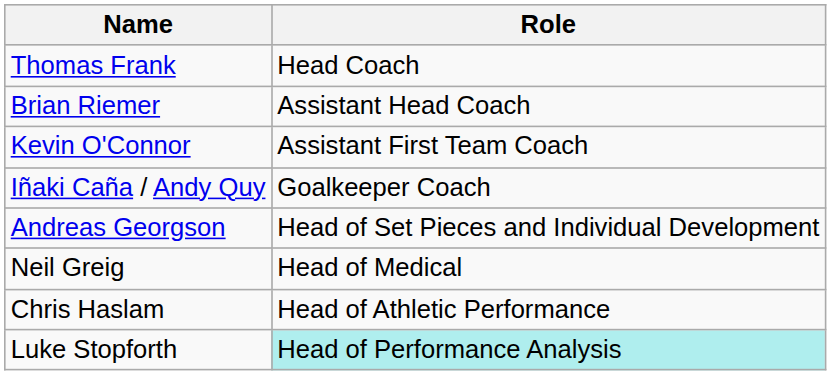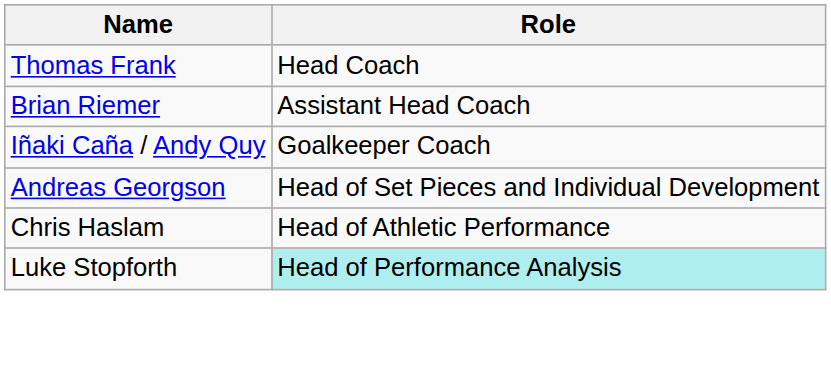- row: (101, 146)
- row: (68, 268)
